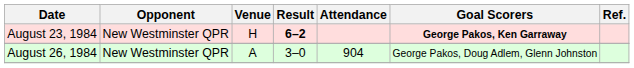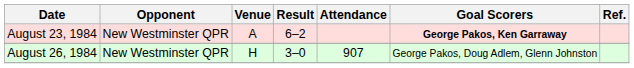(253, 34) H -> (253, 34) A
(295, 34) bold -> (295, 34) normal
(253, 53) A -> (253, 53) H
(353, 53) 904 -> (353, 53) 907
